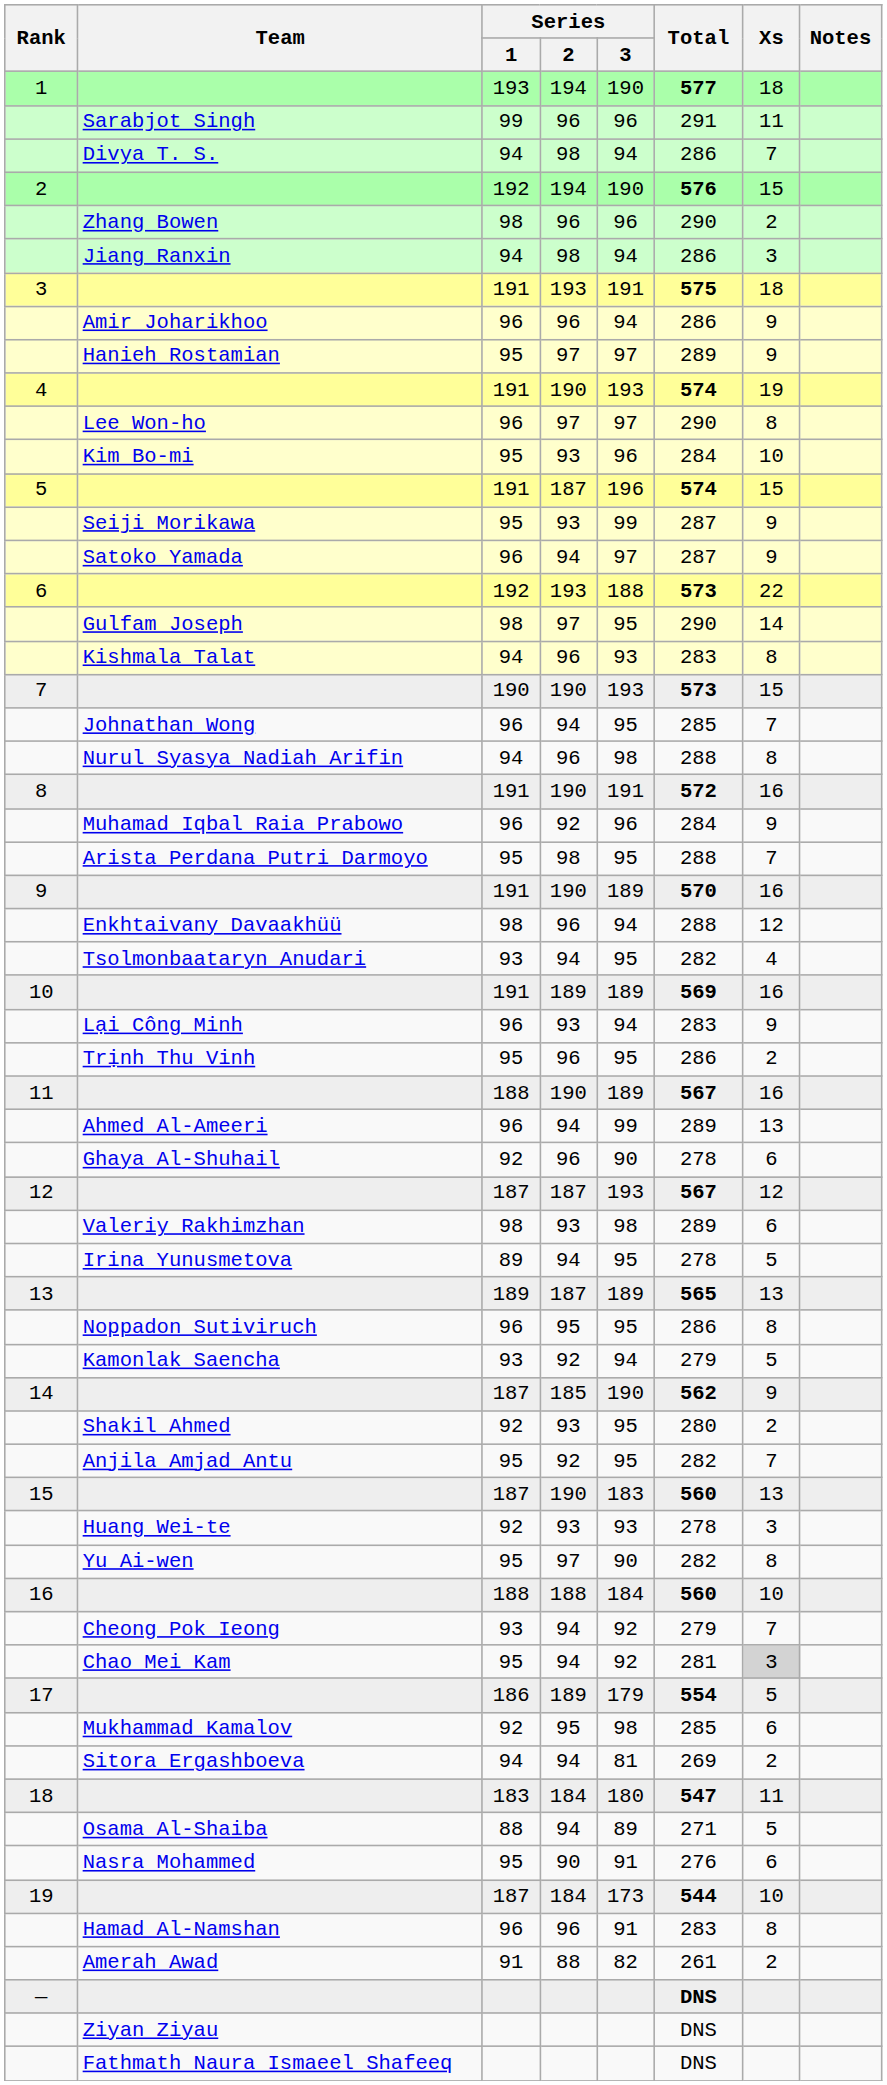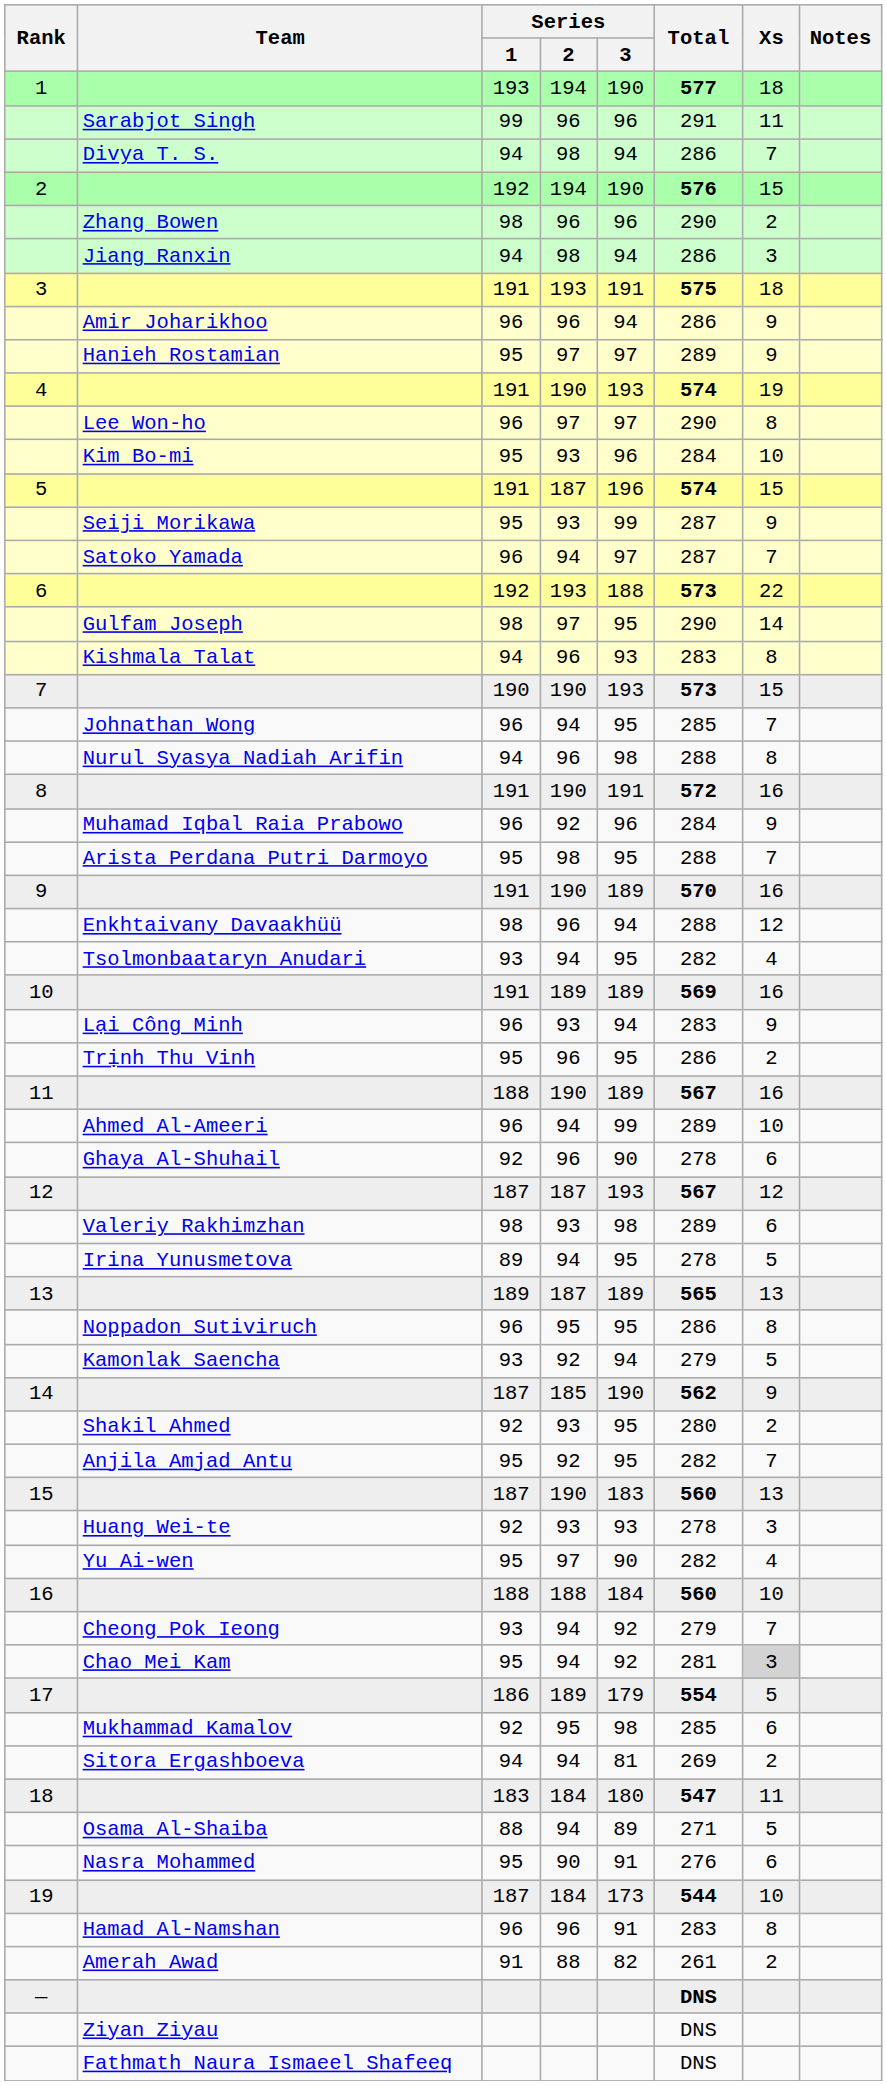(771, 557) 9 -> (771, 557) 7
(771, 1126) 13 -> (771, 1126) 10
(771, 1561) 8 -> (771, 1561) 4
